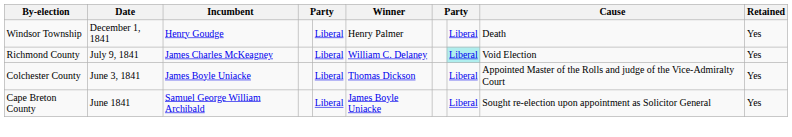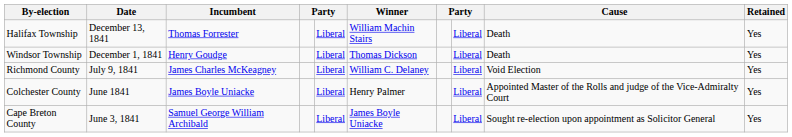+ row: (42, 33)
(376, 33) Henry Palmer -> (383, 54) Thomas Dickson
(463, 54) paleturquoise background -> (468, 70) no background
(115, 76) June 3, 1841 -> (109, 92) June 1841
(382, 76) Thomas Dickson -> (377, 92) Henry Palmer
(110, 103) June 1841 -> (114, 118) June 3, 1841
